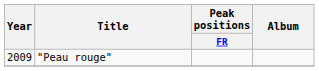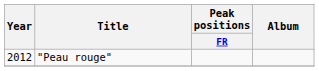(19, 58) 2009 -> (19, 58) 2012
